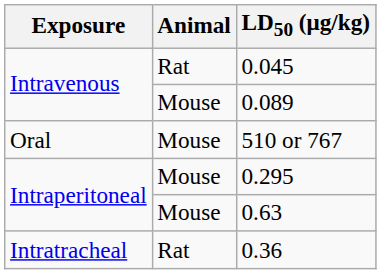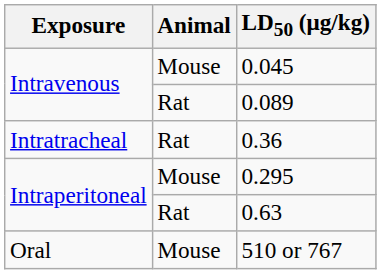(173, 65) Rat -> (189, 65) Mouse
(189, 102) Mouse -> (173, 102) Rat
rows swapped: (262, 249) <-> (292, 139)
(189, 212) Mouse -> (173, 212) Rat
